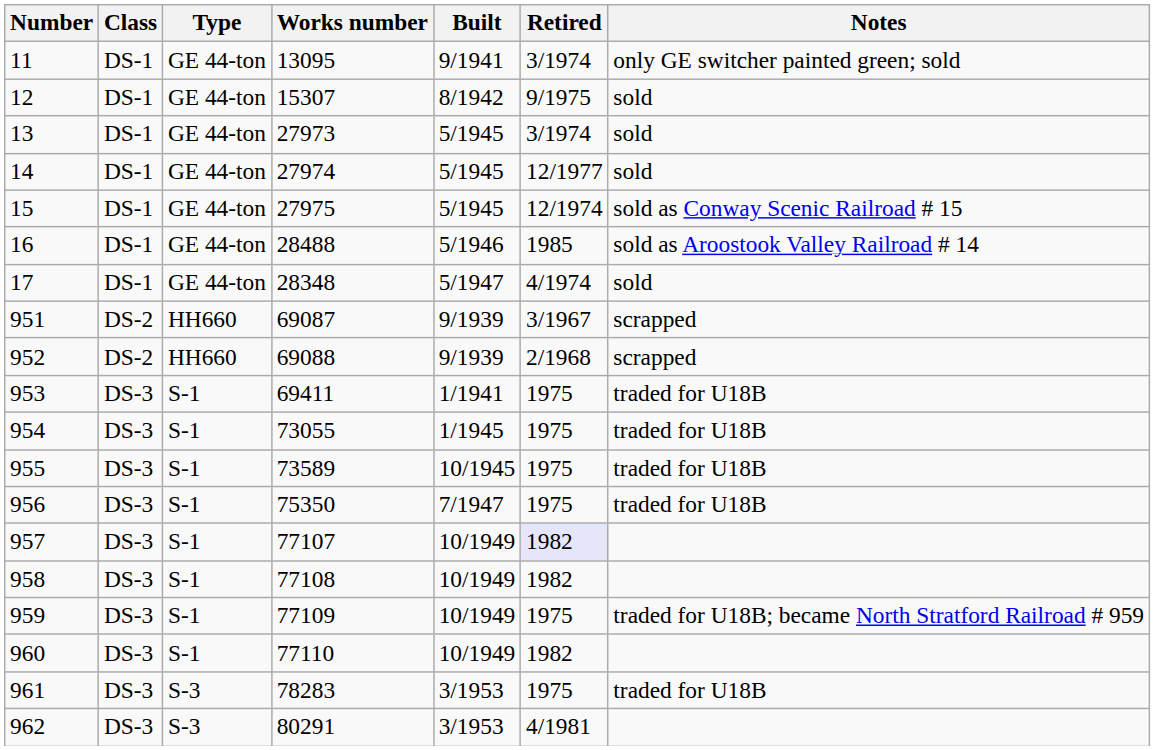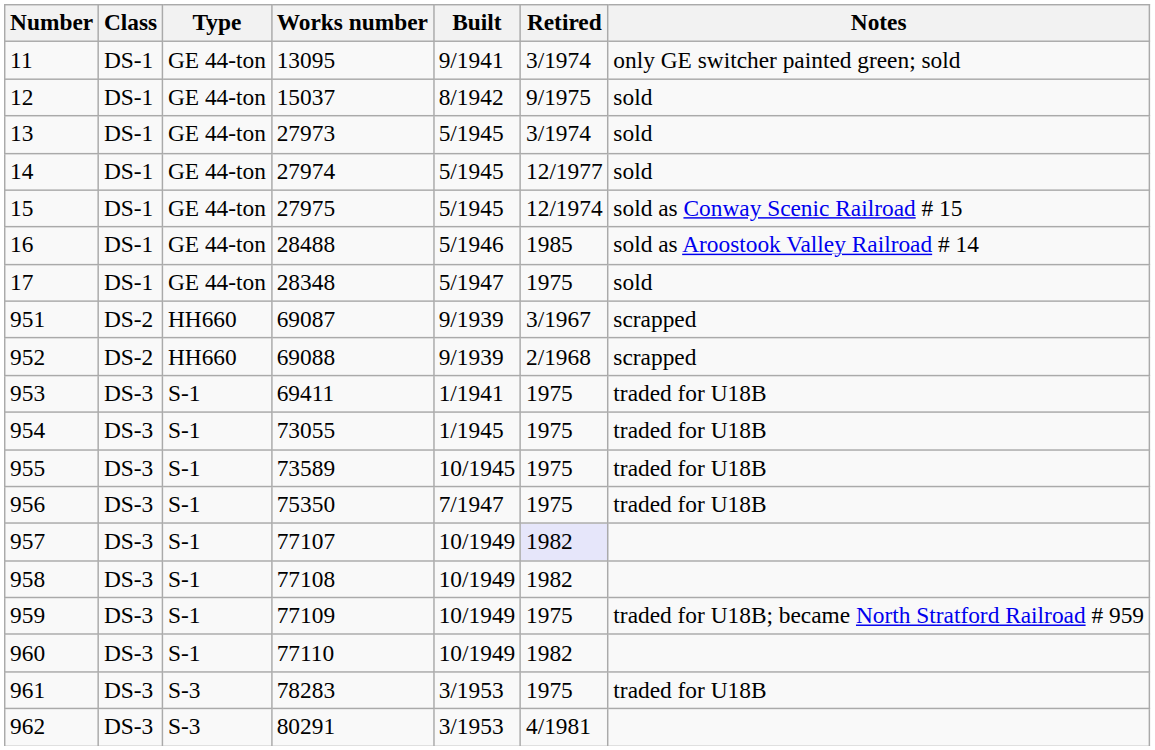(306, 97) 15307 -> (306, 97) 15037
(558, 282) 4/1974 -> (549, 282) 1975
